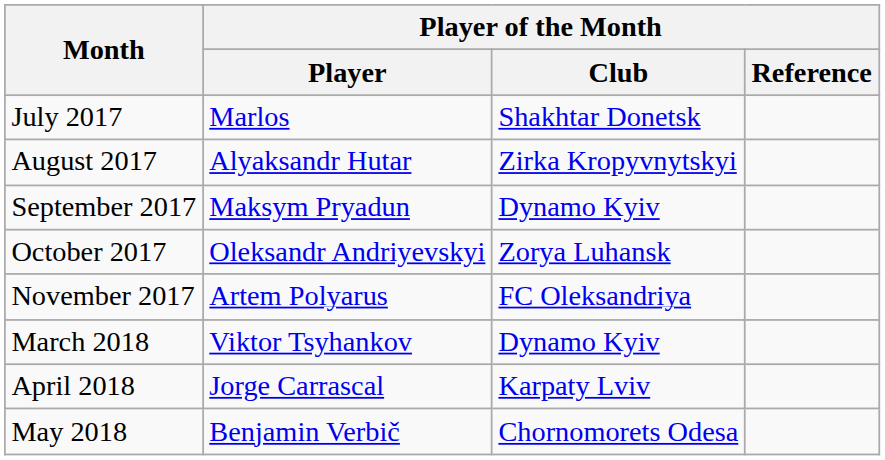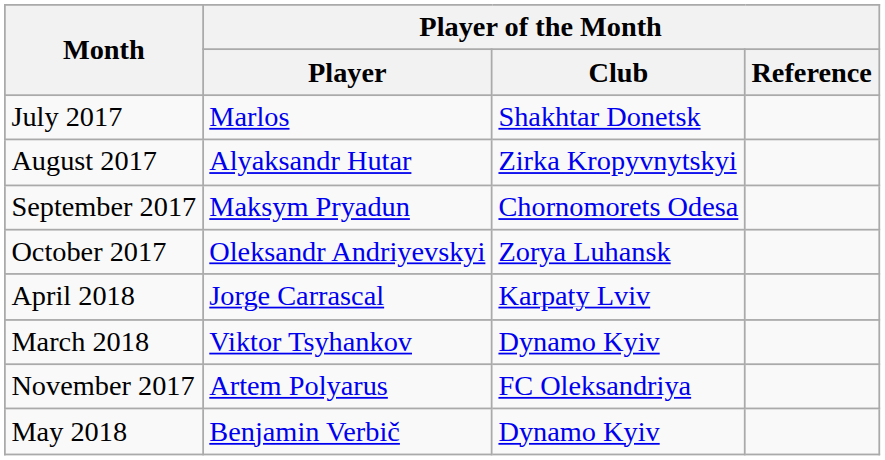(579, 206) Dynamo Kyiv -> (618, 206) Chornomorets Odesa
rows swapped: (103, 296) <-> (73, 386)
(618, 431) Chornomorets Odesa -> (579, 431) Dynamo Kyiv
